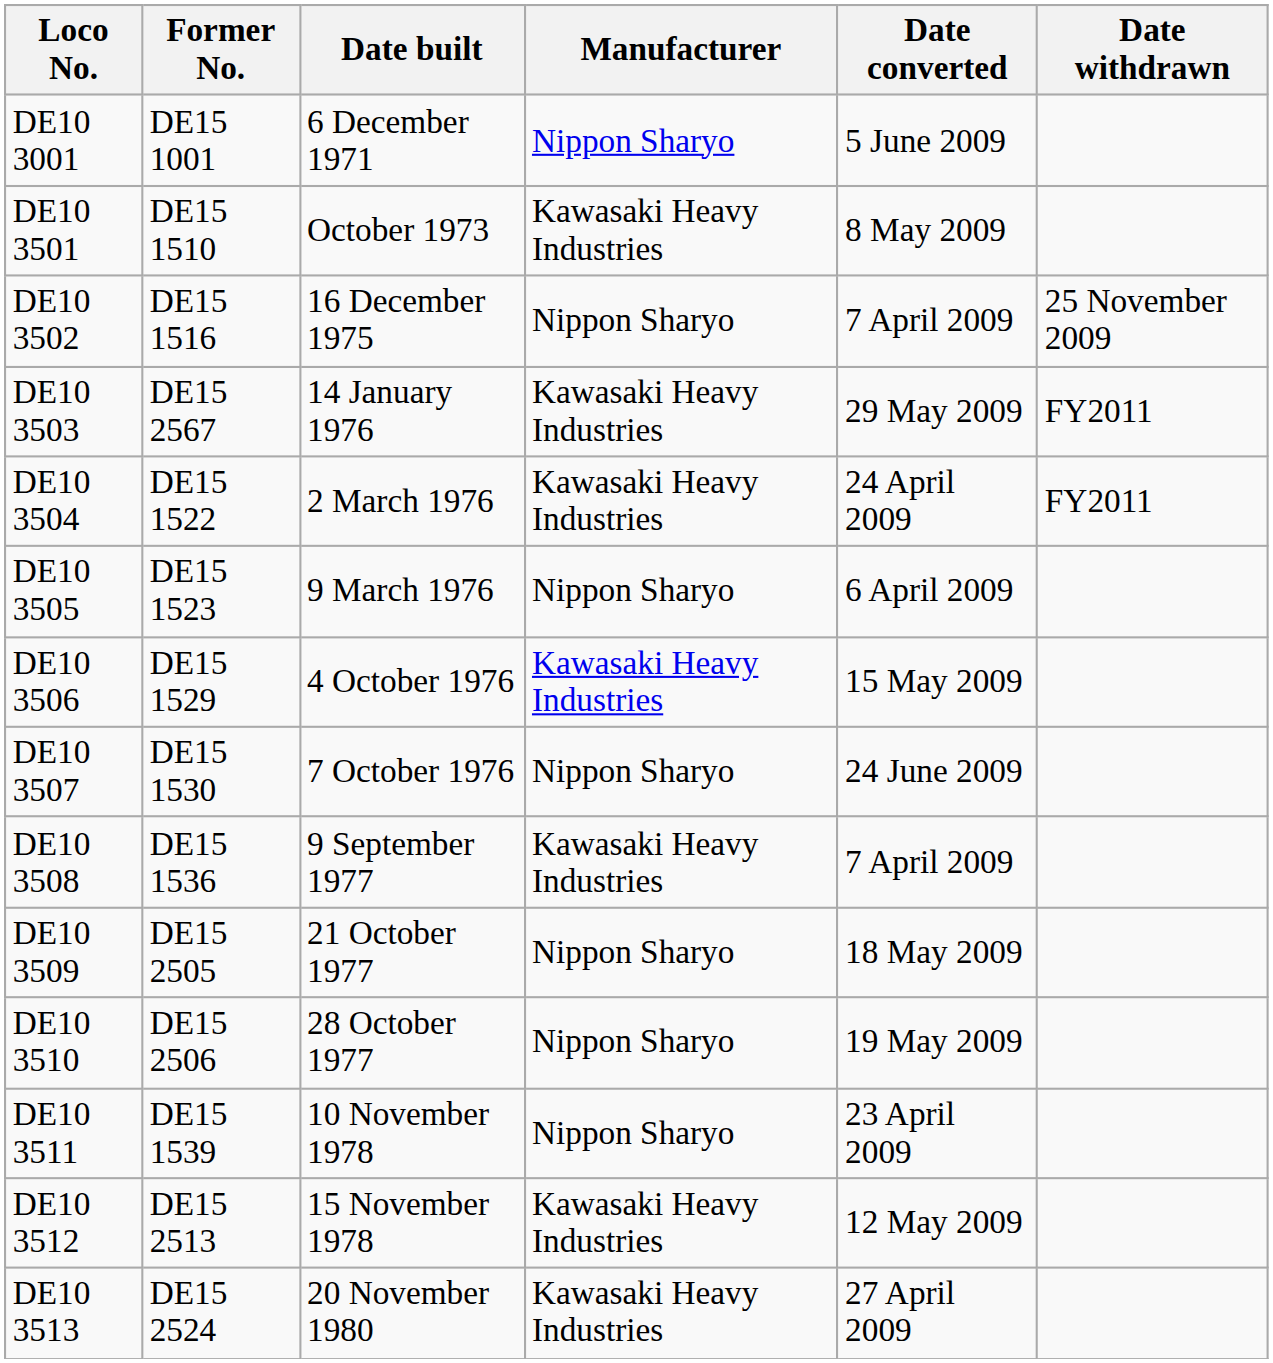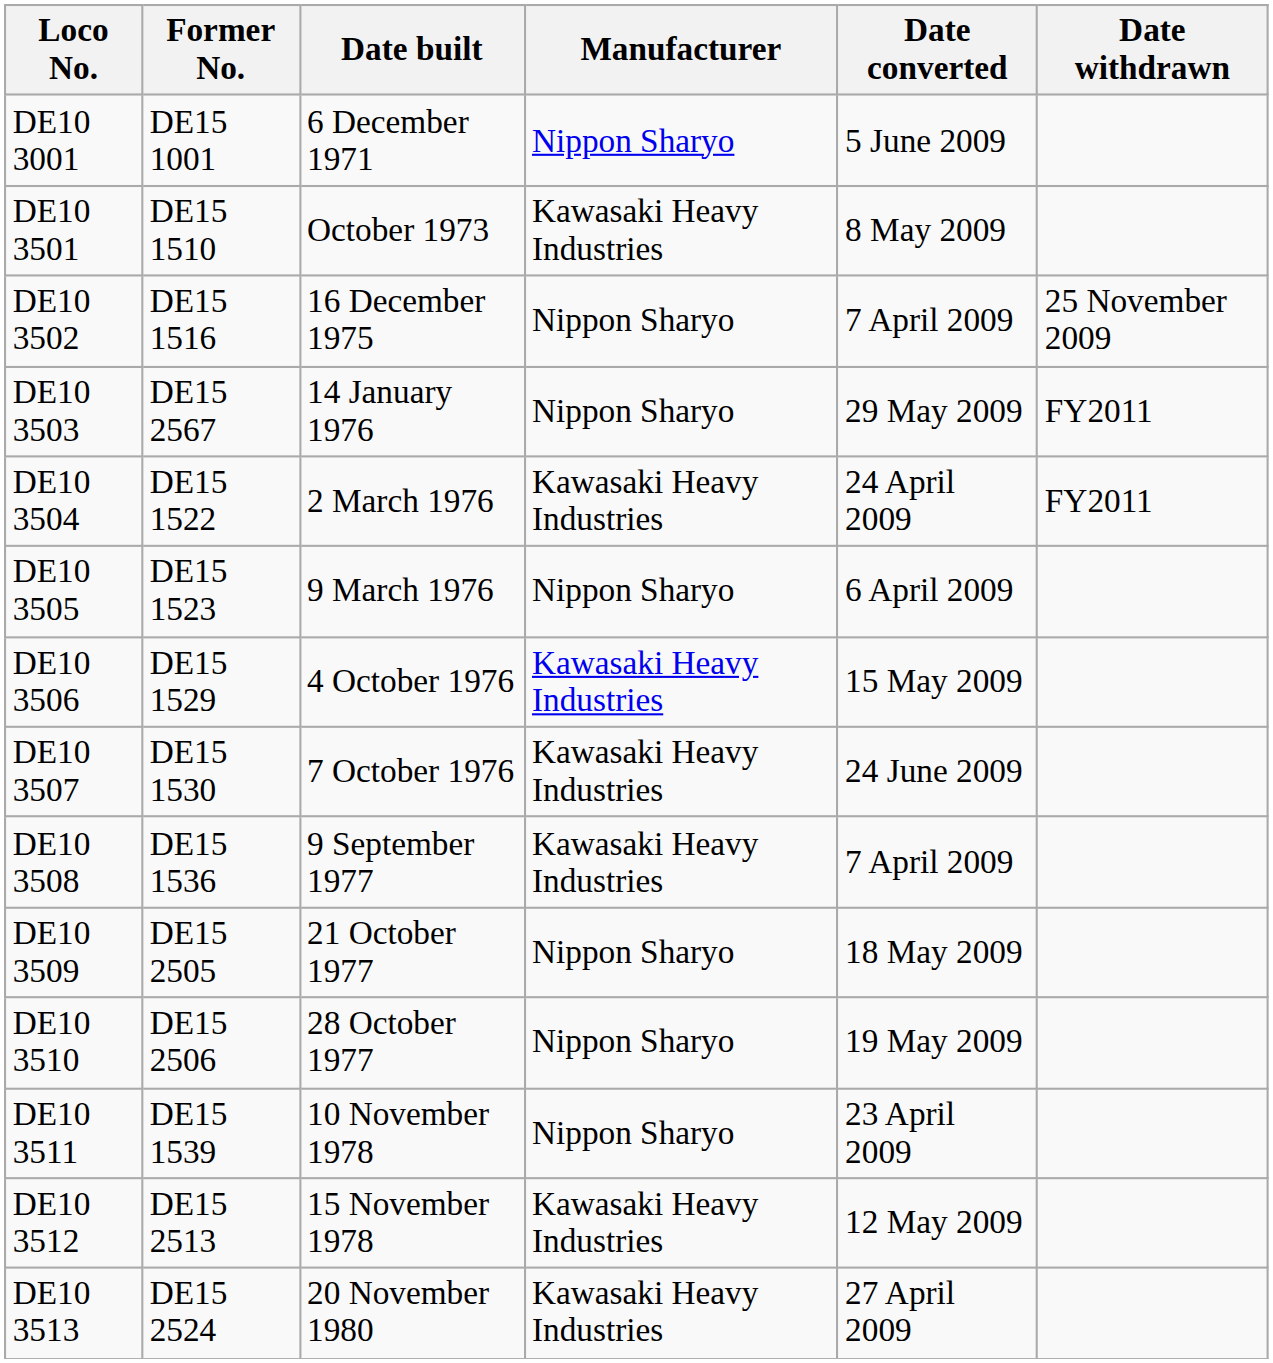(645, 410) Kawasaki Heavy Industries -> (633, 410) Nippon Sharyo
(633, 771) Nippon Sharyo -> (645, 771) Kawasaki Heavy Industries
